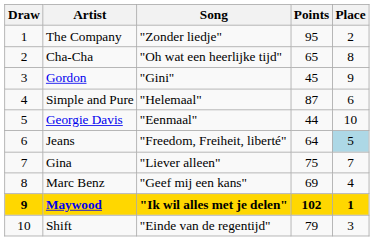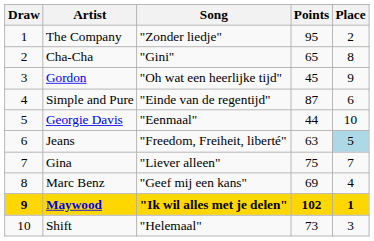(211, 57) "Oh wat een heerlijke tijd" -> (157, 57) "Gini"
(157, 78) "Gini" -> (211, 78) "Oh wat een heerlijke tijd"
(171, 99) "Helemaal" -> (205, 99) "Einde van de regentijd"
(312, 141) 64 -> (312, 141) 63
(205, 225) "Einde van de regentijd" -> (171, 225) "Helemaal"
(312, 225) 79 -> (312, 225) 73
